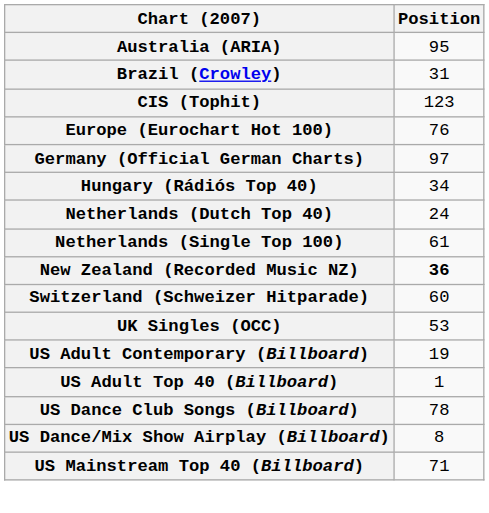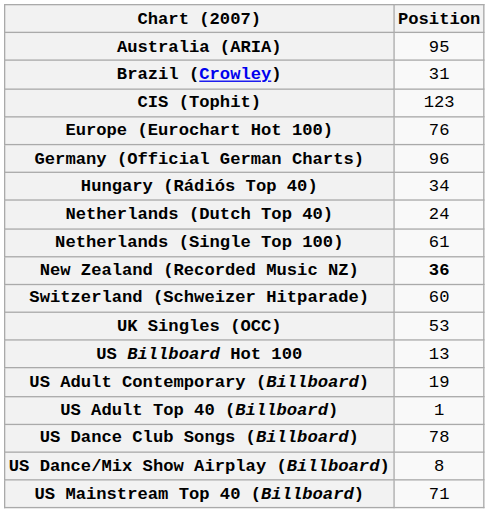(439, 158) 97 -> (439, 158) 96
+ row: (199, 354)
